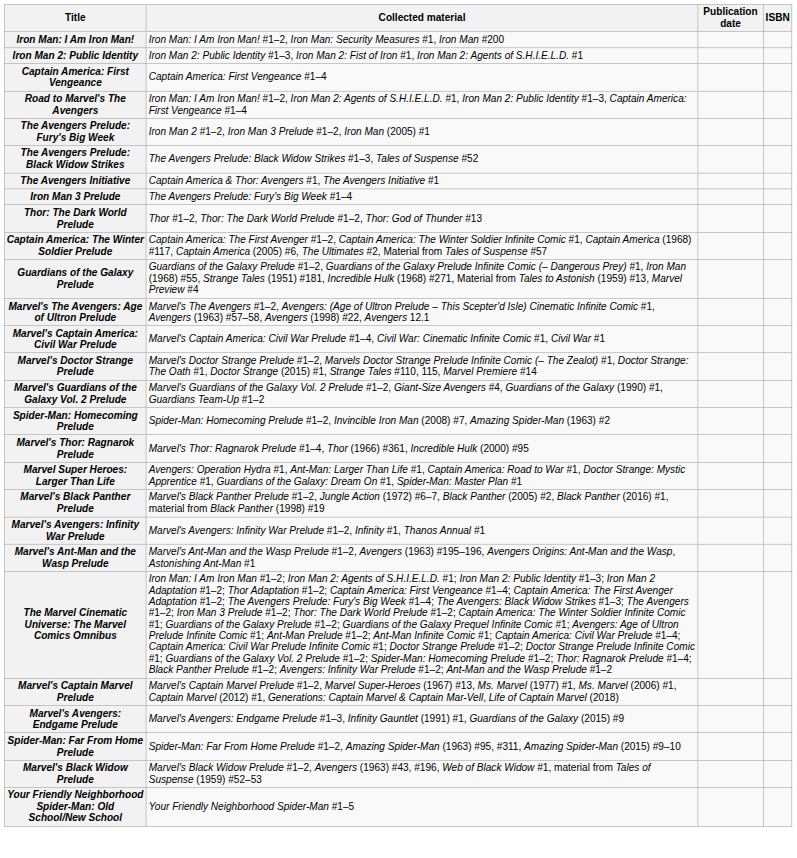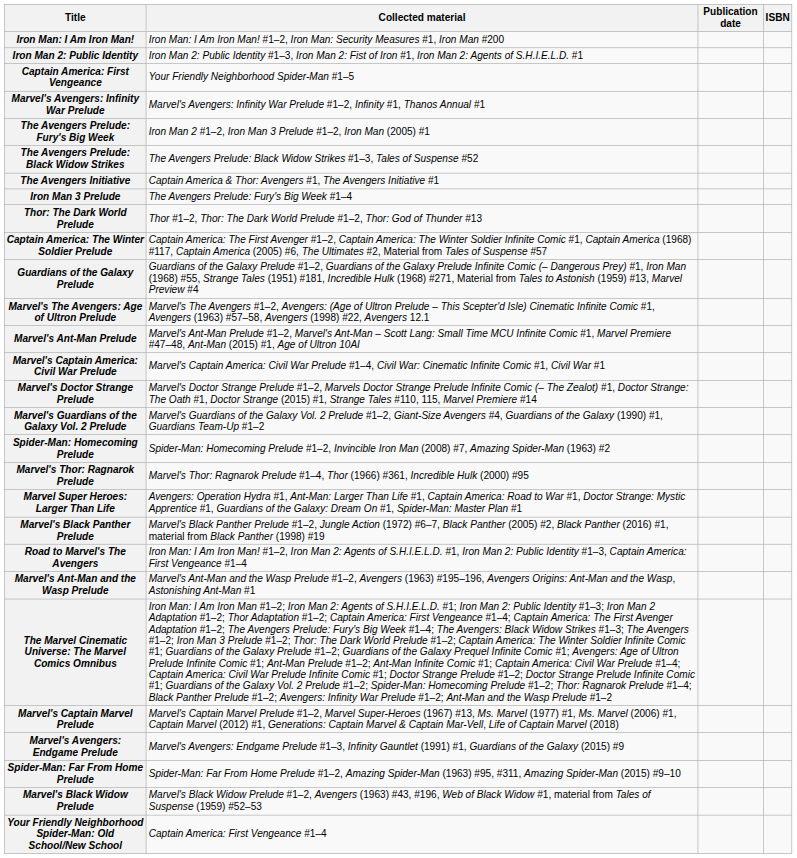(238, 77) Captain America: First Vengeance #1–4 -> (251, 77) Your Friendly Neighborhood Spider-Man #1–5
rows swapped: (75, 104) <-> (75, 530)
+ row: (75, 339)
(251, 807) Your Friendly Neighborhood Spider-Man #1–5 -> (238, 834) Captain America: First Vengeance #1–4
